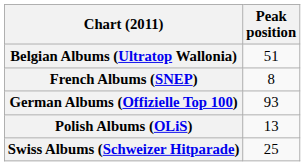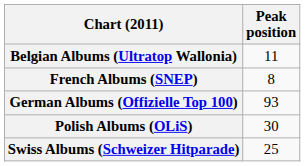(271, 56) 51 -> (271, 56) 11
(271, 126) 13 -> (271, 126) 30
